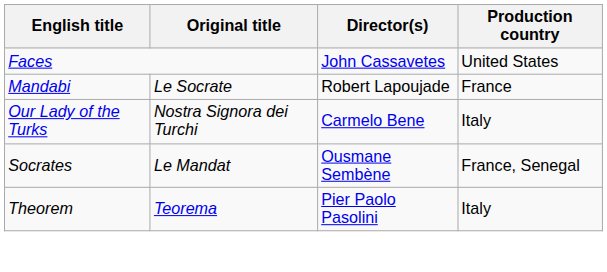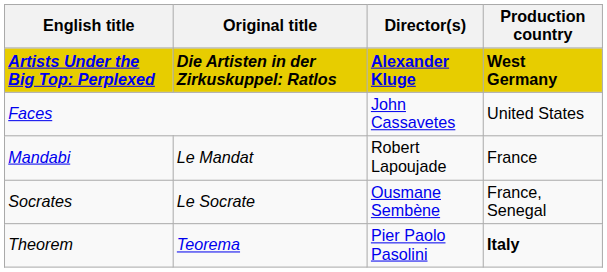+ row: (82, 70)
(193, 86) Le Socrate -> (215, 157) Le Mandat
- row: (64, 121)
(192, 165) Le Mandat -> (216, 201) Le Socrate
(476, 209) normal -> (503, 245) bold
